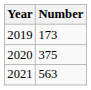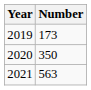(48, 54) 375 -> (48, 54) 350
